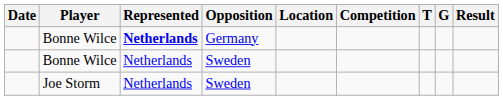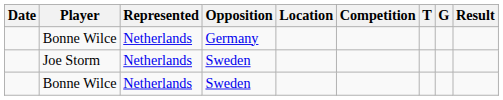(160, 38) bold -> (158, 38) normal
rows swapped: (80, 60) <-> (71, 83)
